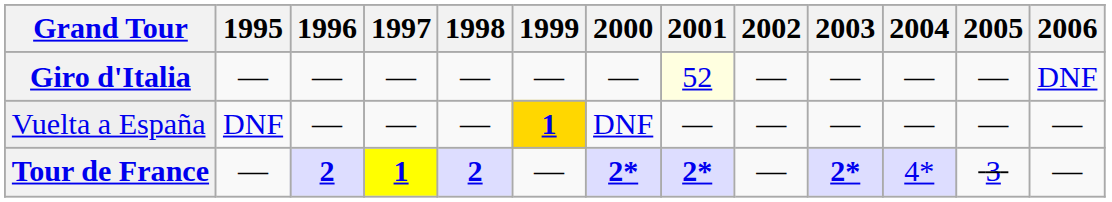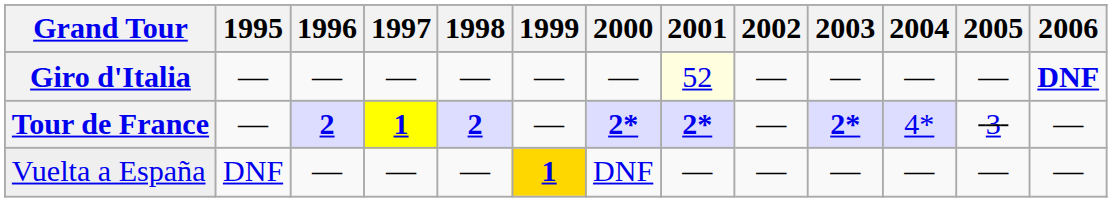(1067, 76) normal -> (1068, 76) bold
rows swapped: (110, 171) <-> (109, 123)
